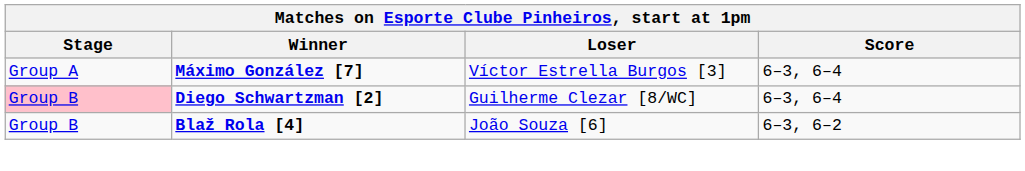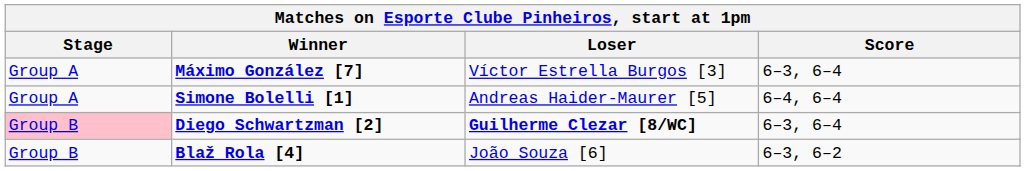+ row: (265, 99)
(583, 99) normal -> (583, 126) bold
